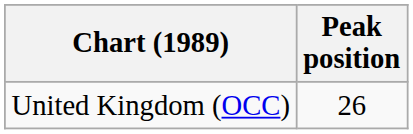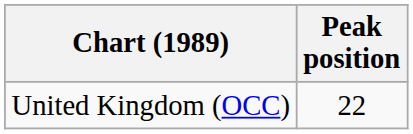(352, 104) 26 -> (352, 104) 22
